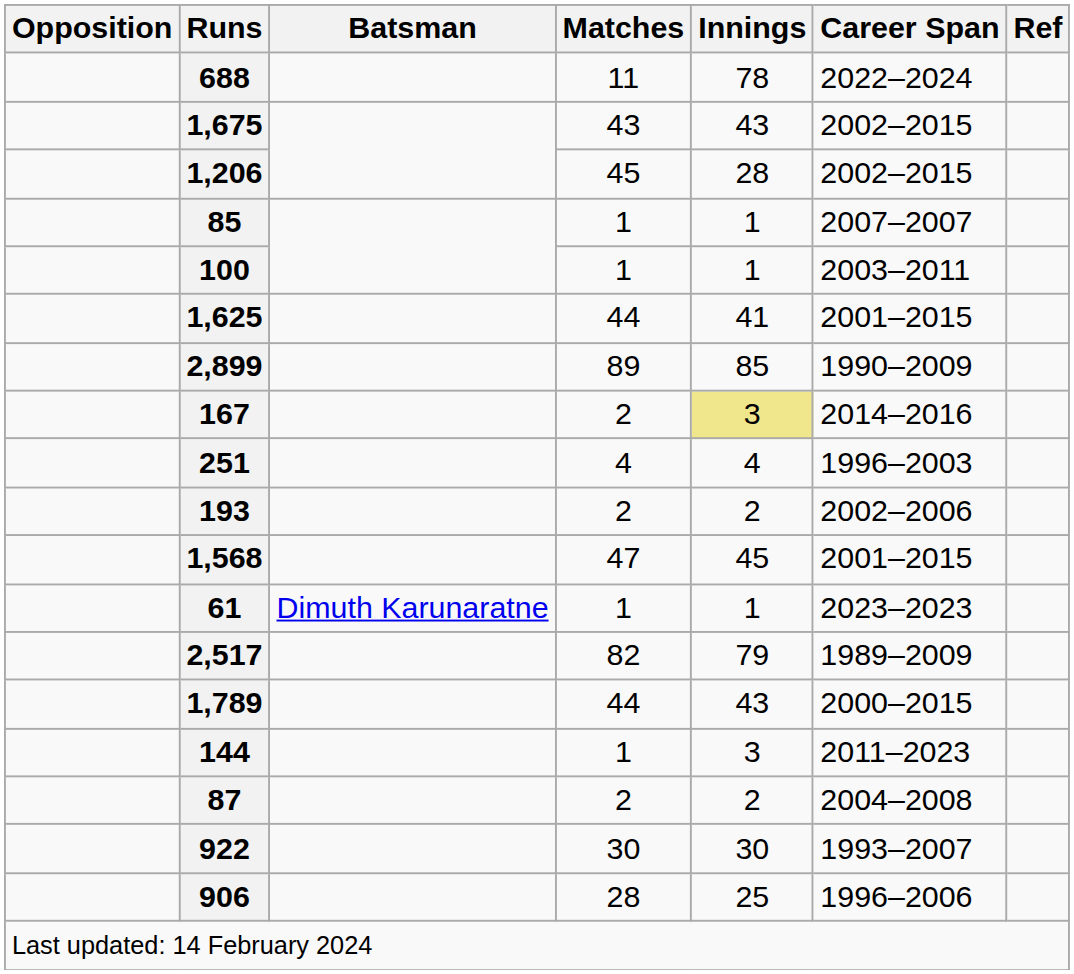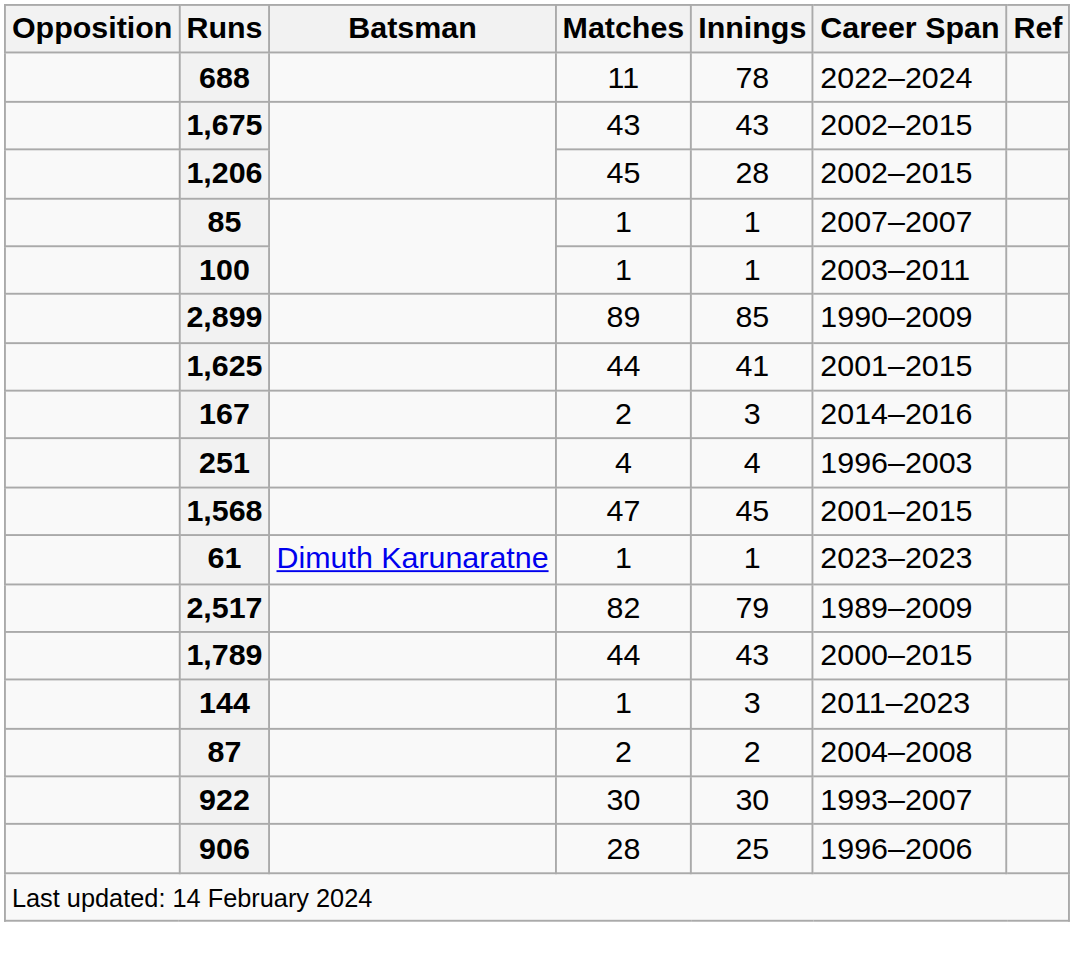rows swapped: (224, 317) <-> (224, 366)
(752, 414) khaki background -> (752, 414) no background
- row: (224, 510)
